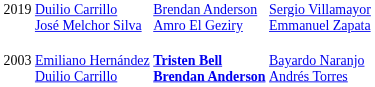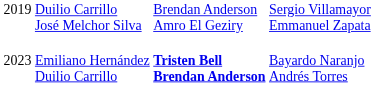(18, 60) 2003 -> (18, 60) 2023
